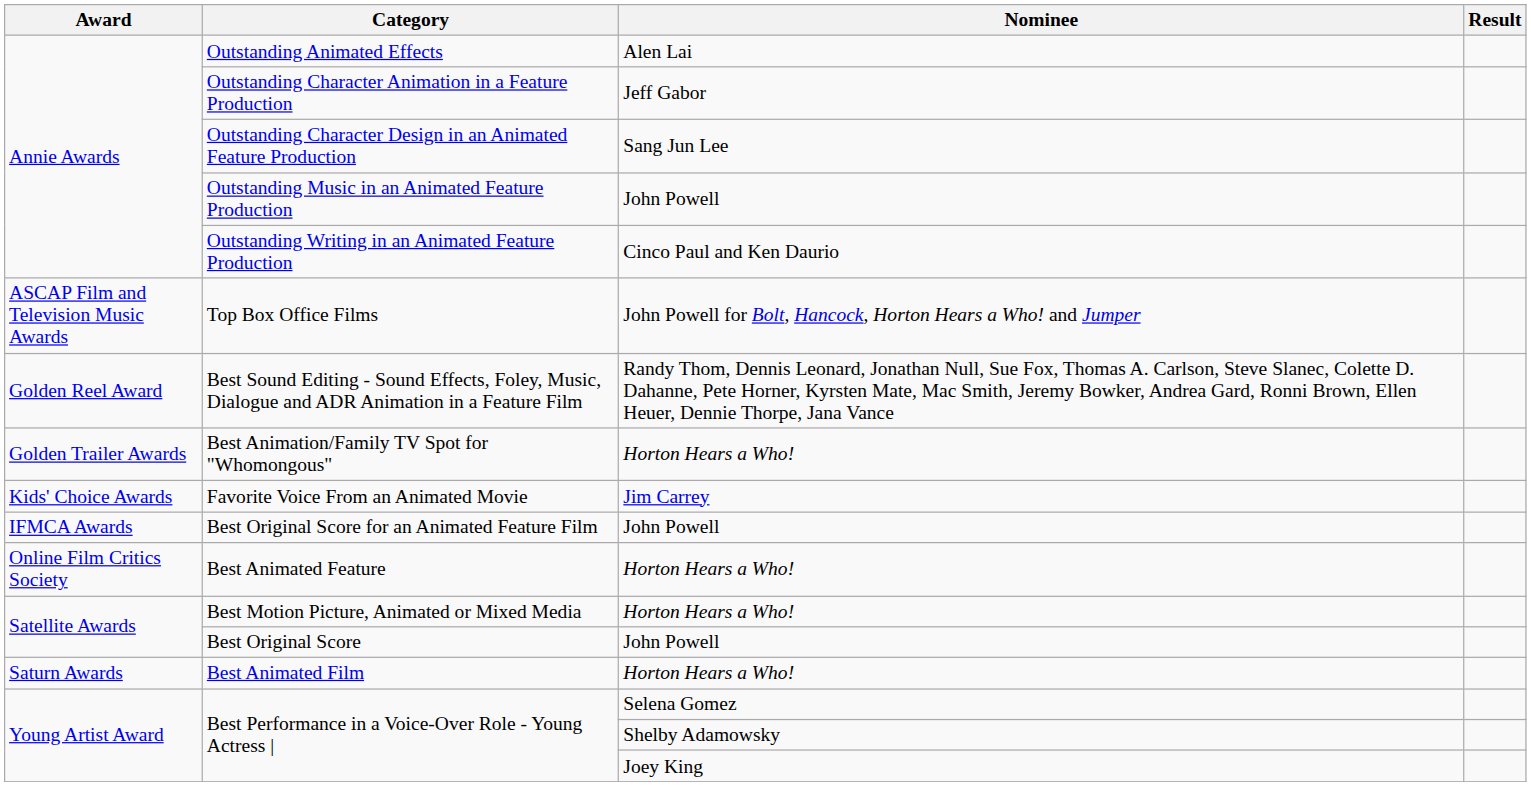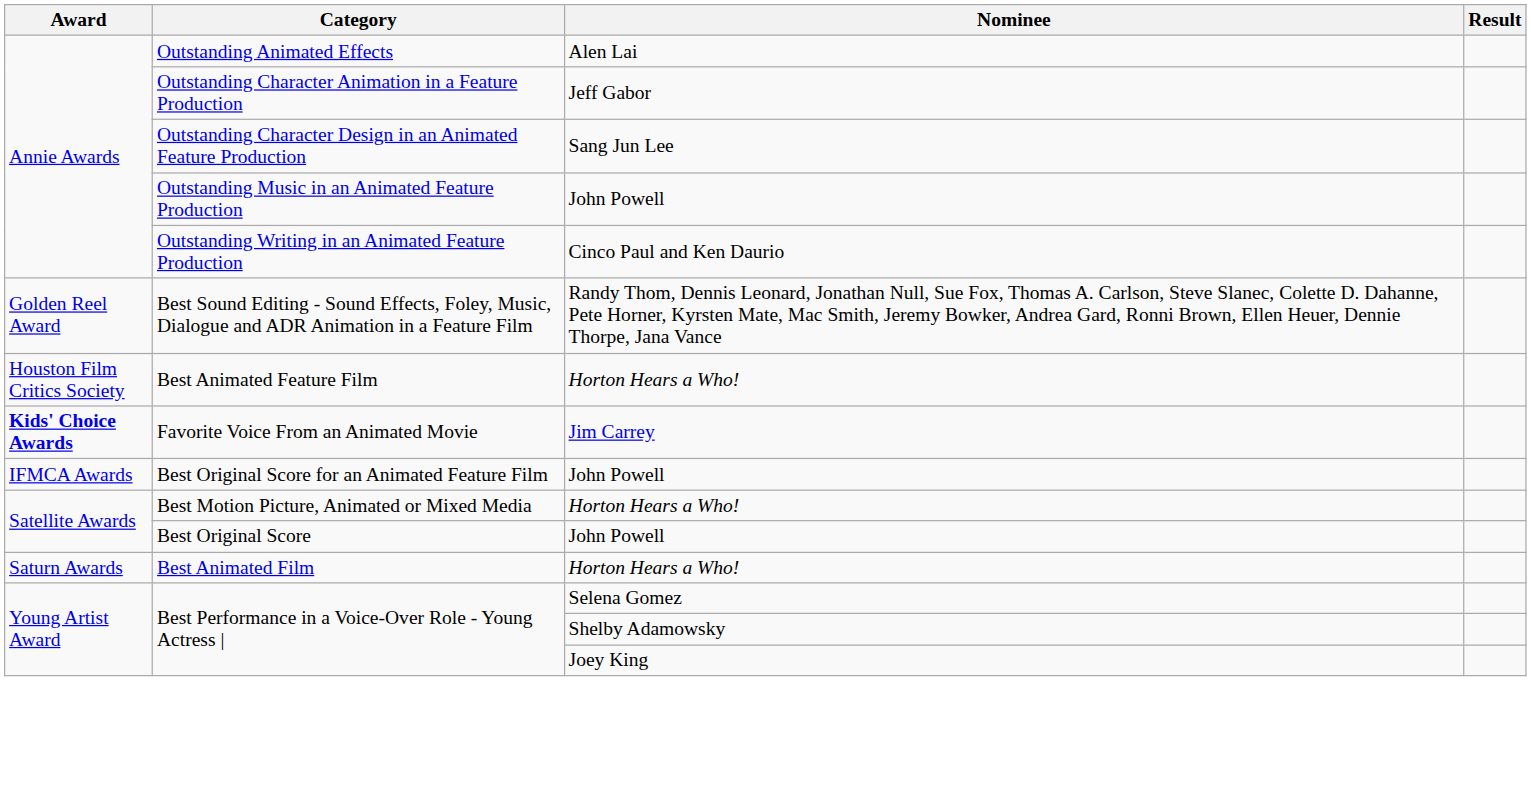- row: (292, 315)
- row: (347, 454)
+ row: (267, 379)
(91, 496) normal -> (63, 432) bold
- row: (296, 569)
